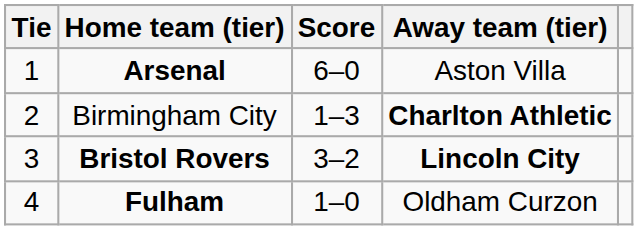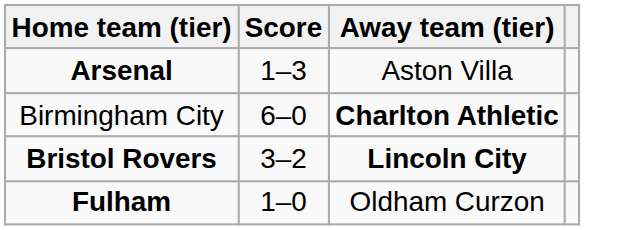- column: (32, 27)
(336, 71) 6–0 -> (283, 71) 1–3
(336, 114) 1–3 -> (283, 114) 6–0
